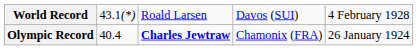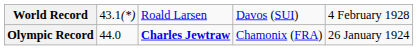(110, 35) 40.4 -> (110, 35) 44.0
